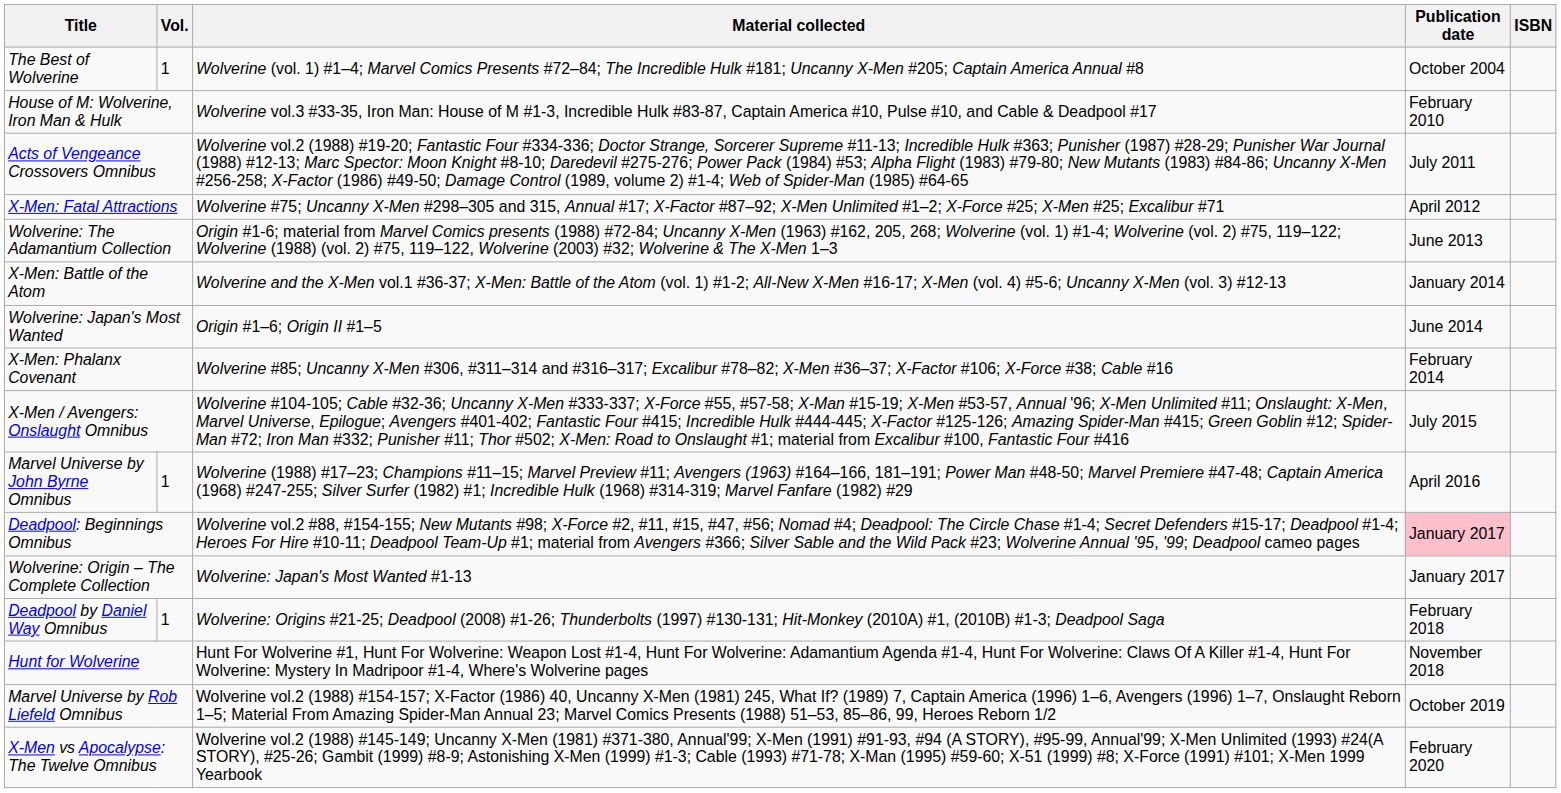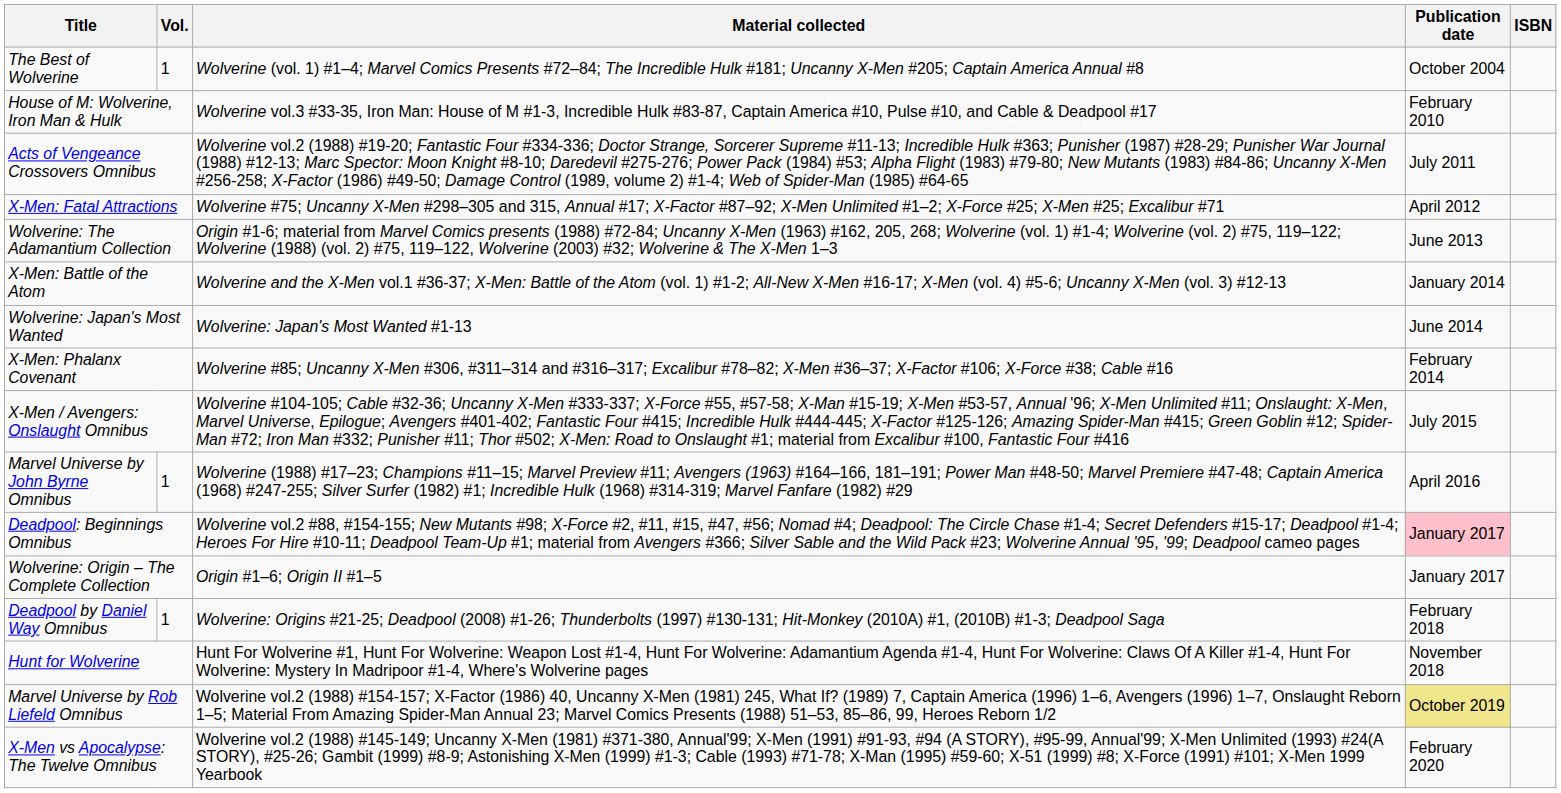(289, 326) Origin #1–6; Origin II #1–5 -> (334, 326) Wolverine: Japan's Most Wanted #1-13
(334, 576) Wolverine: Japan's Most Wanted #1-13 -> (289, 576) Origin #1–6; Origin II #1–5
(1457, 705) no background -> (1457, 705) khaki background
